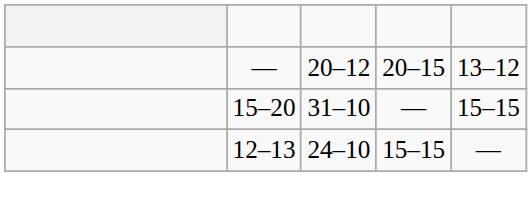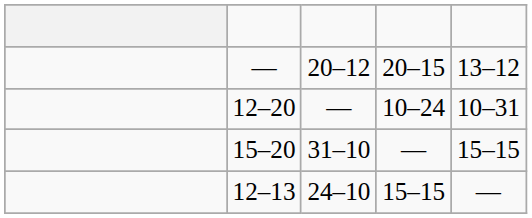+ row: (264, 108)
